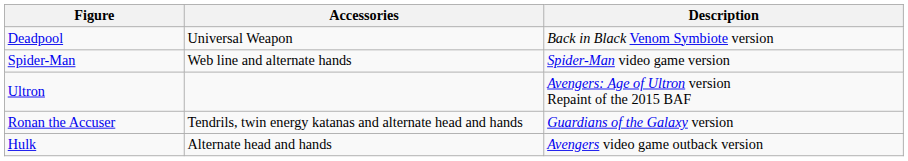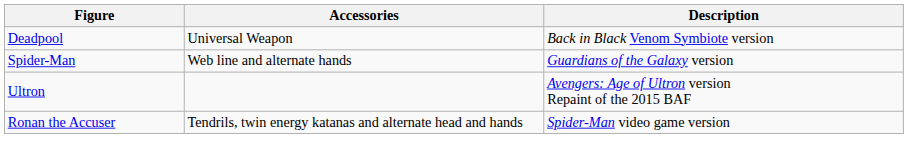(639, 60) Spider-Man video game version -> (640, 60) Guardians of the Galaxy version
(640, 122) Guardians of the Galaxy version -> (639, 122) Spider-Man video game version
- row: (22, 144)
